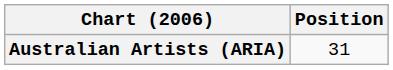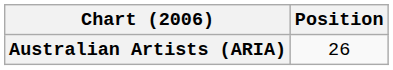(339, 50) 31 -> (339, 50) 26
